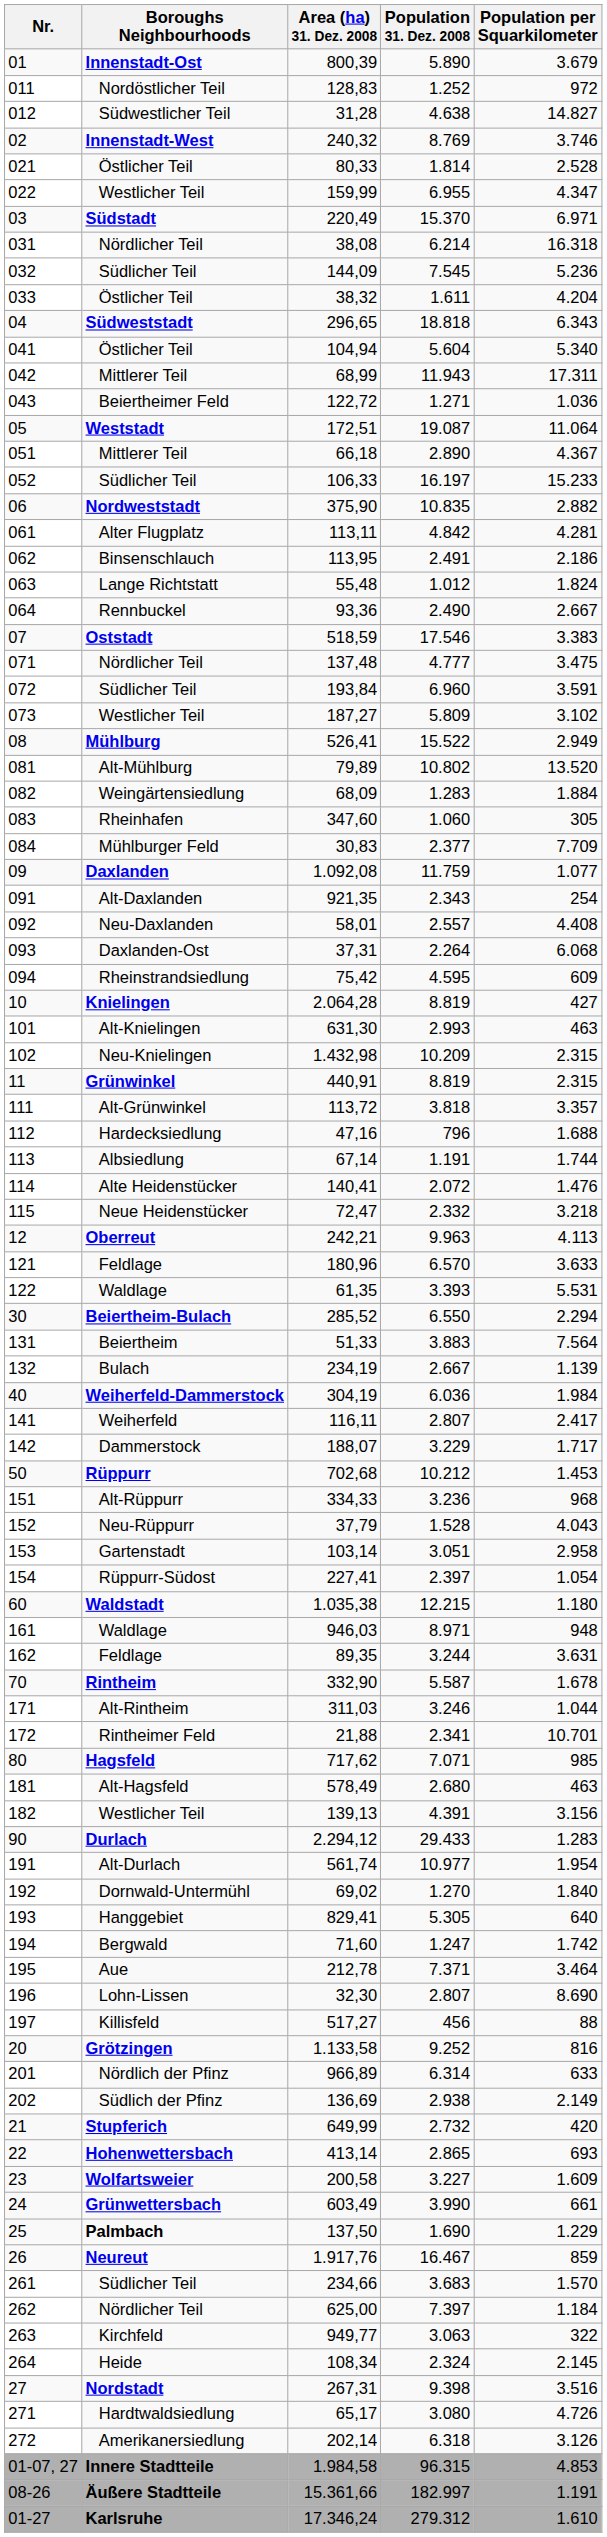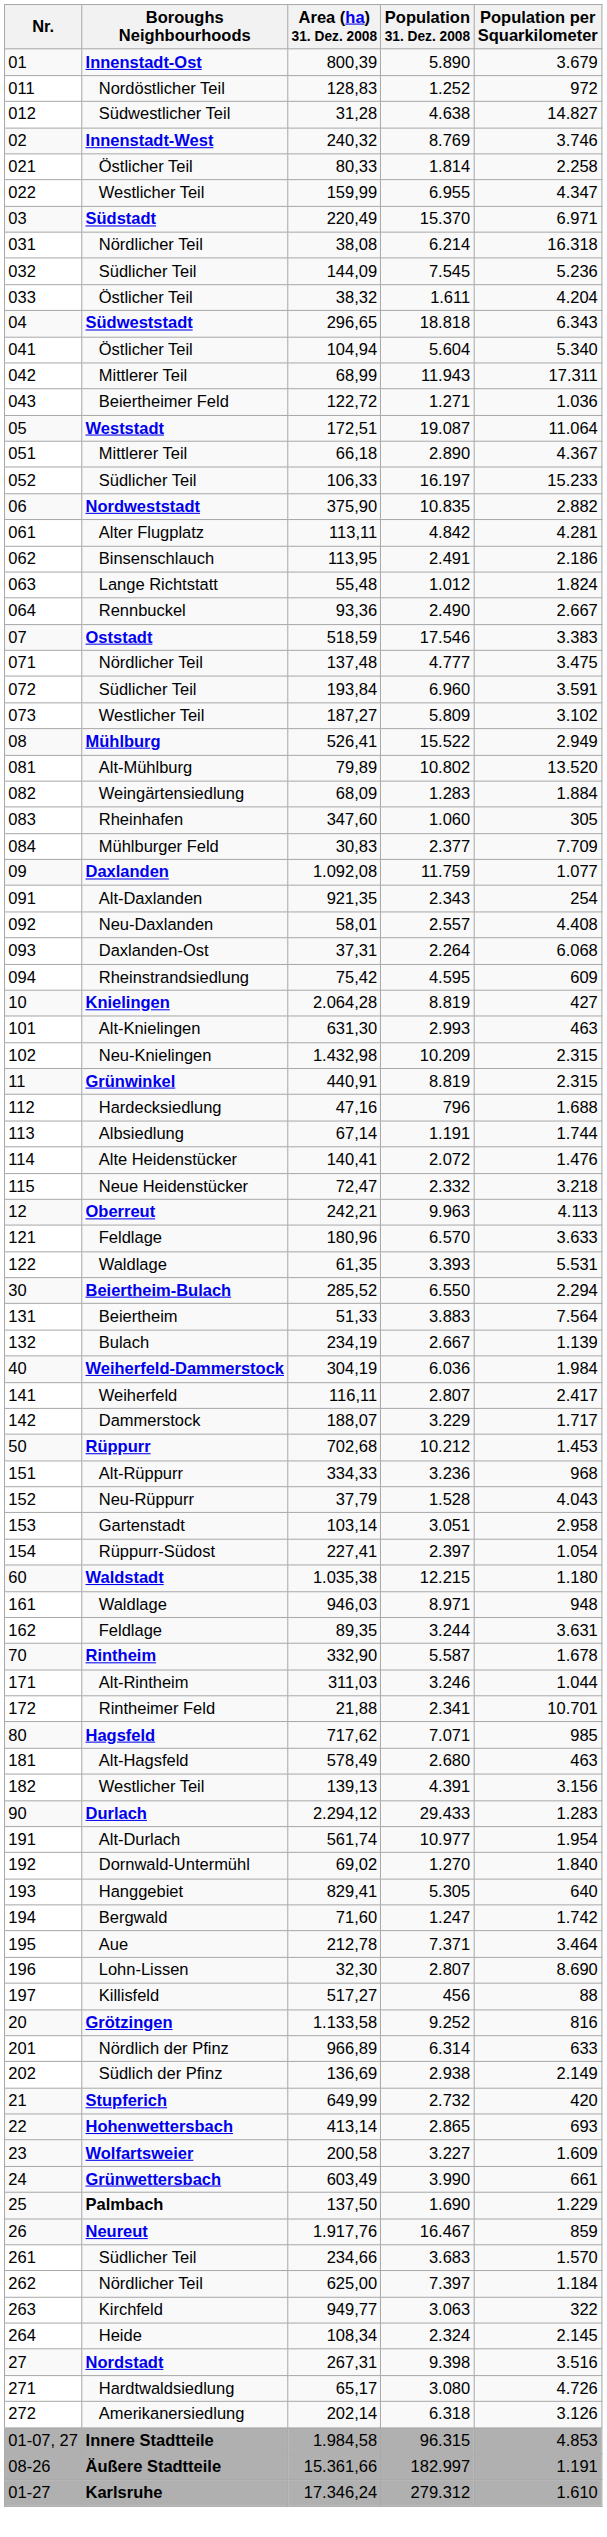(577, 166) 2.528 -> (577, 166) 2.258
- row: (21, 1107)
